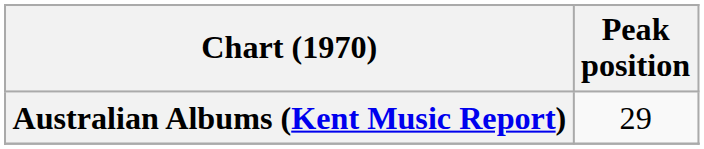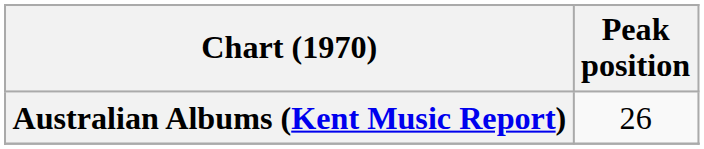(636, 117) 29 -> (636, 117) 26
